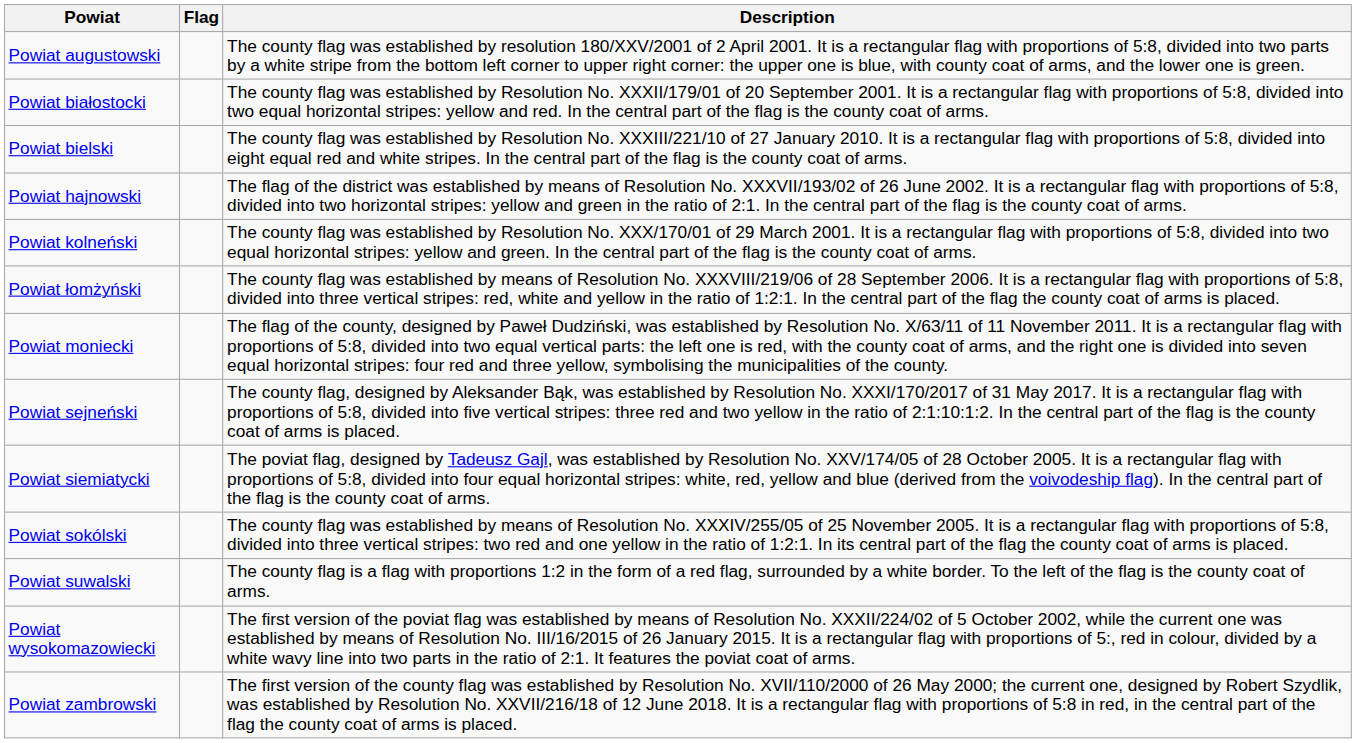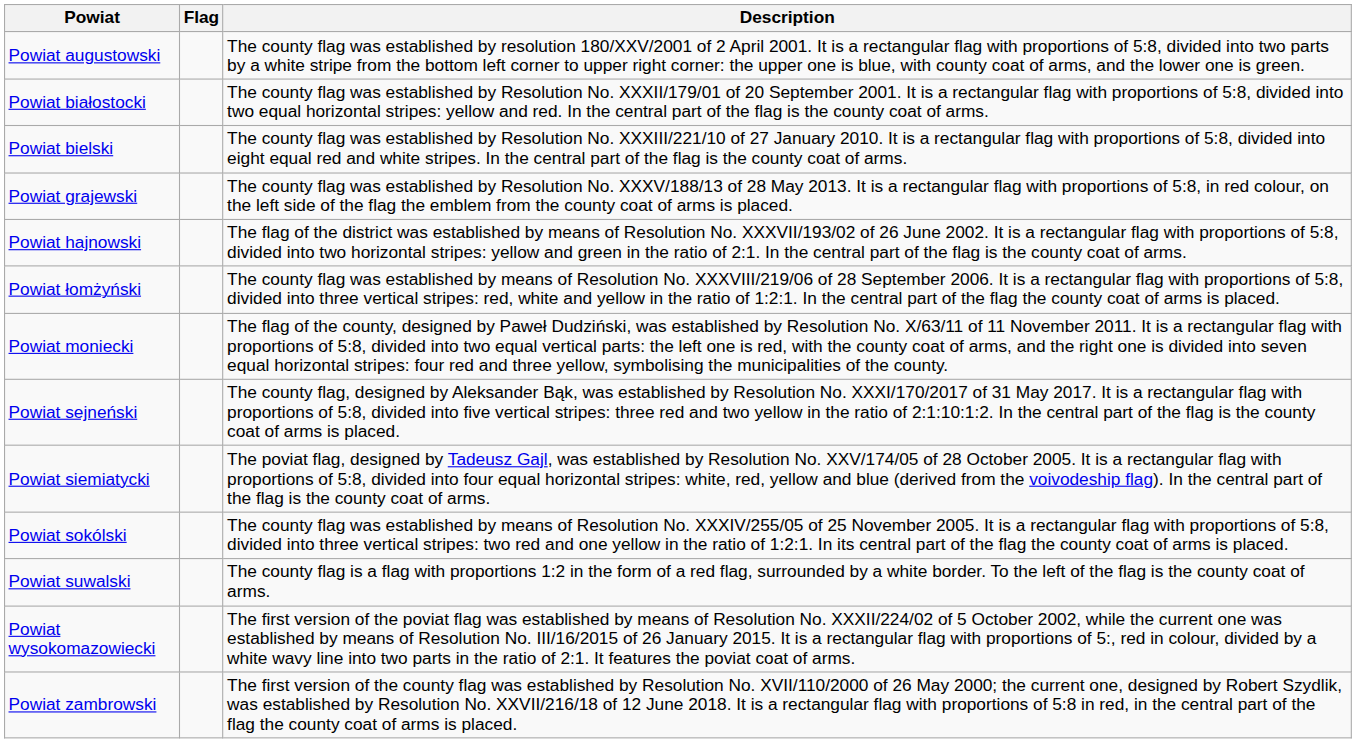+ row: (73, 195)
- row: (73, 242)
